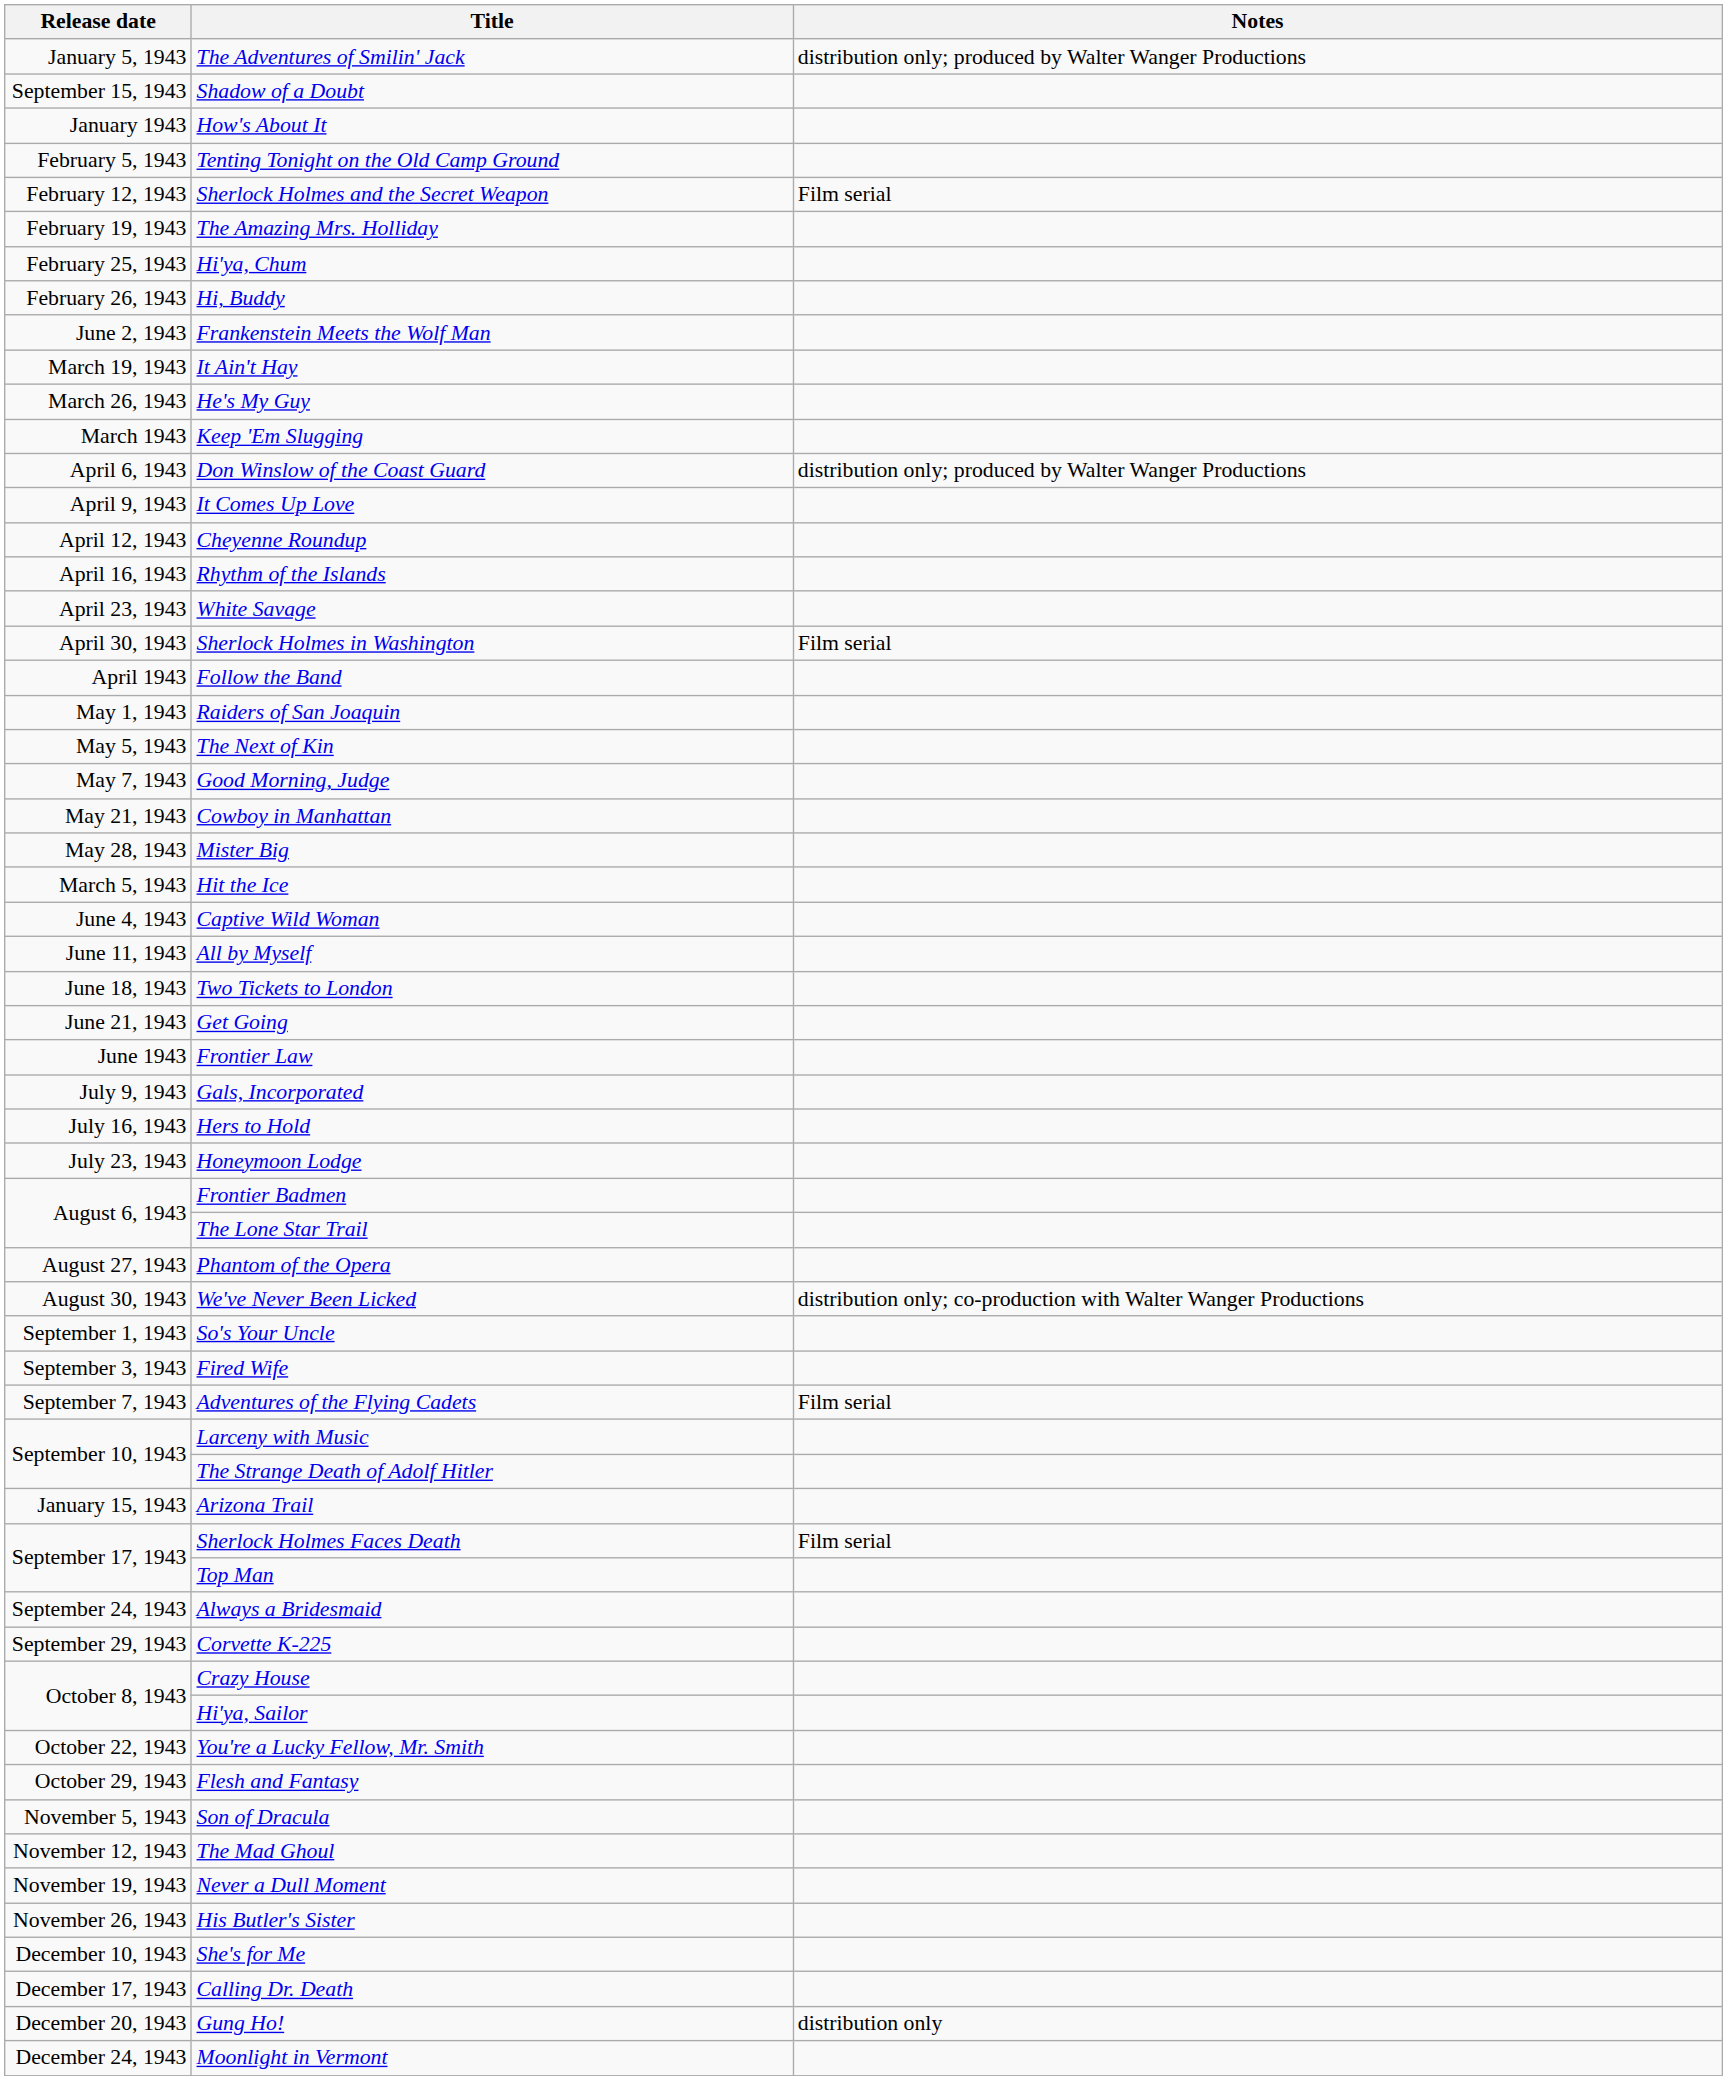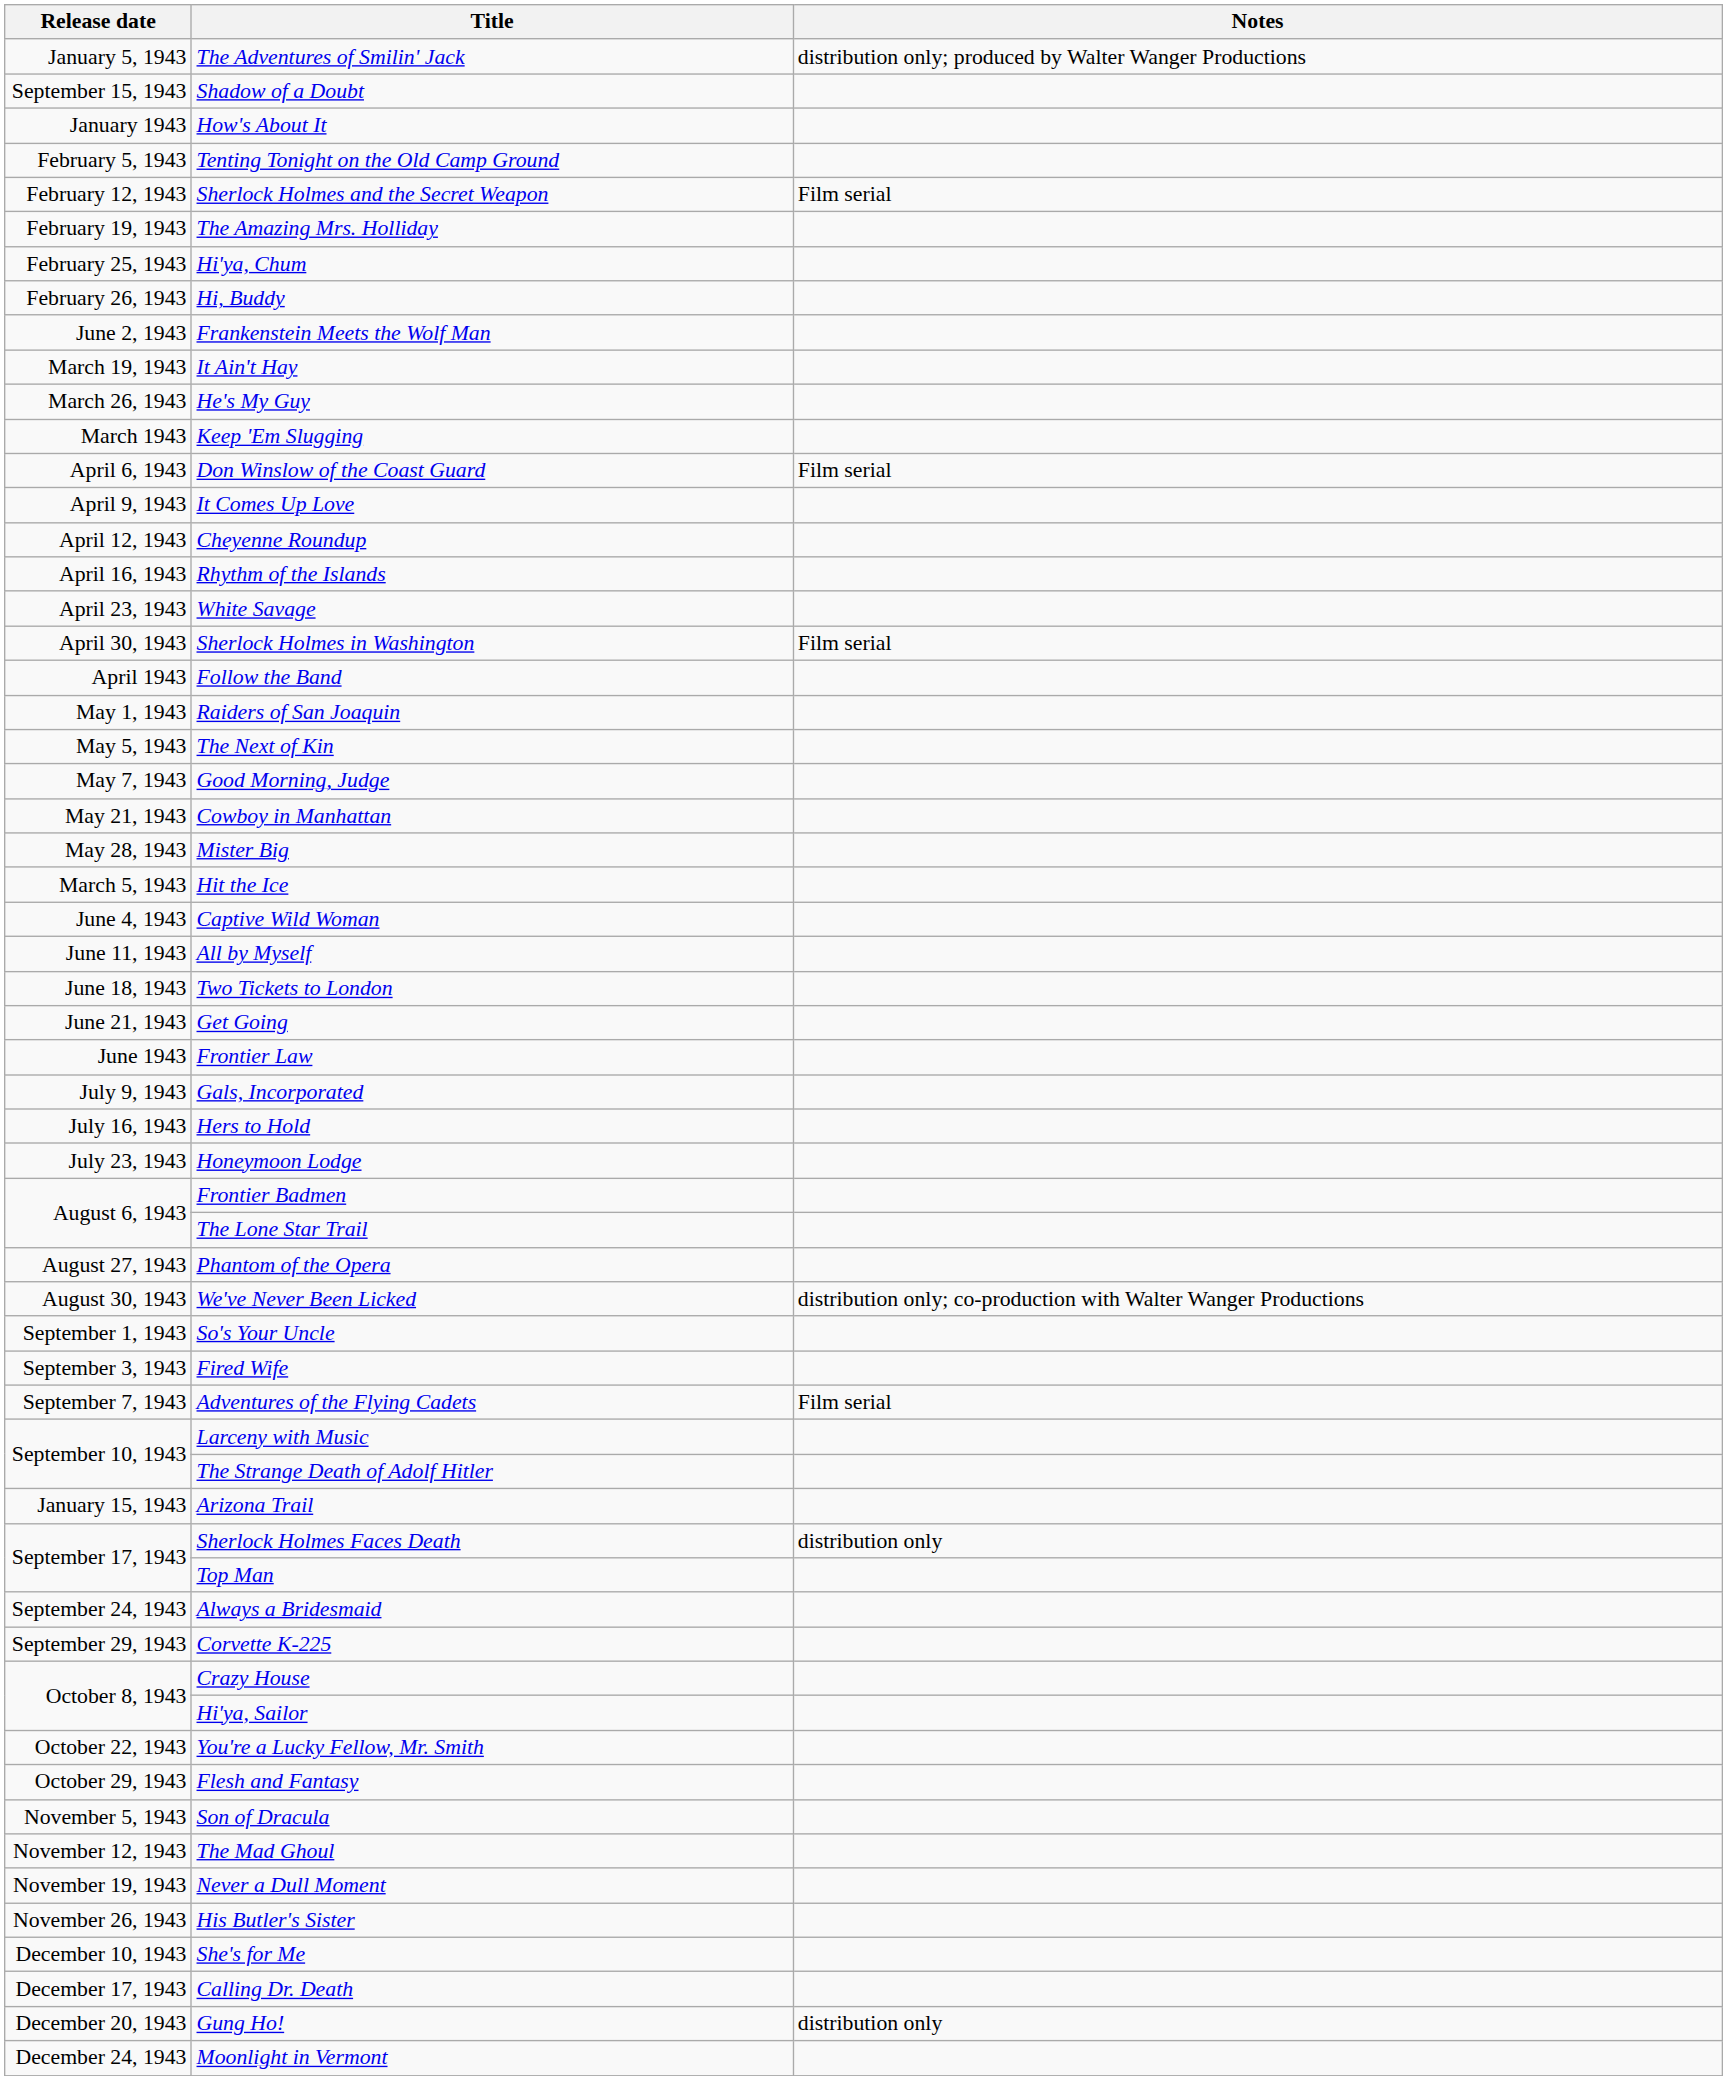(1052, 470) distribution only; produced by Walter Wanger Productions -> (845, 470) Film serial
(845, 1540) Film serial -> (870, 1540) distribution only
